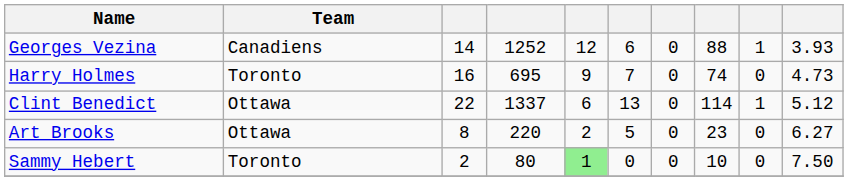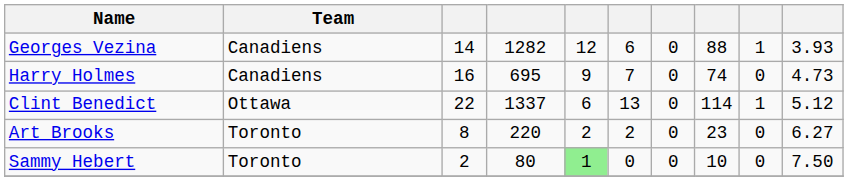(525, 48) 1252 -> (525, 48) 1282
(265, 76) Toronto -> (275, 76) Canadiens
(259, 133) Ottawa -> (265, 133) Toronto
(630, 133) 5 -> (630, 133) 2
